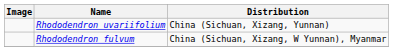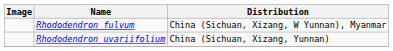rows swapped: (85, 39) <-> (101, 25)
